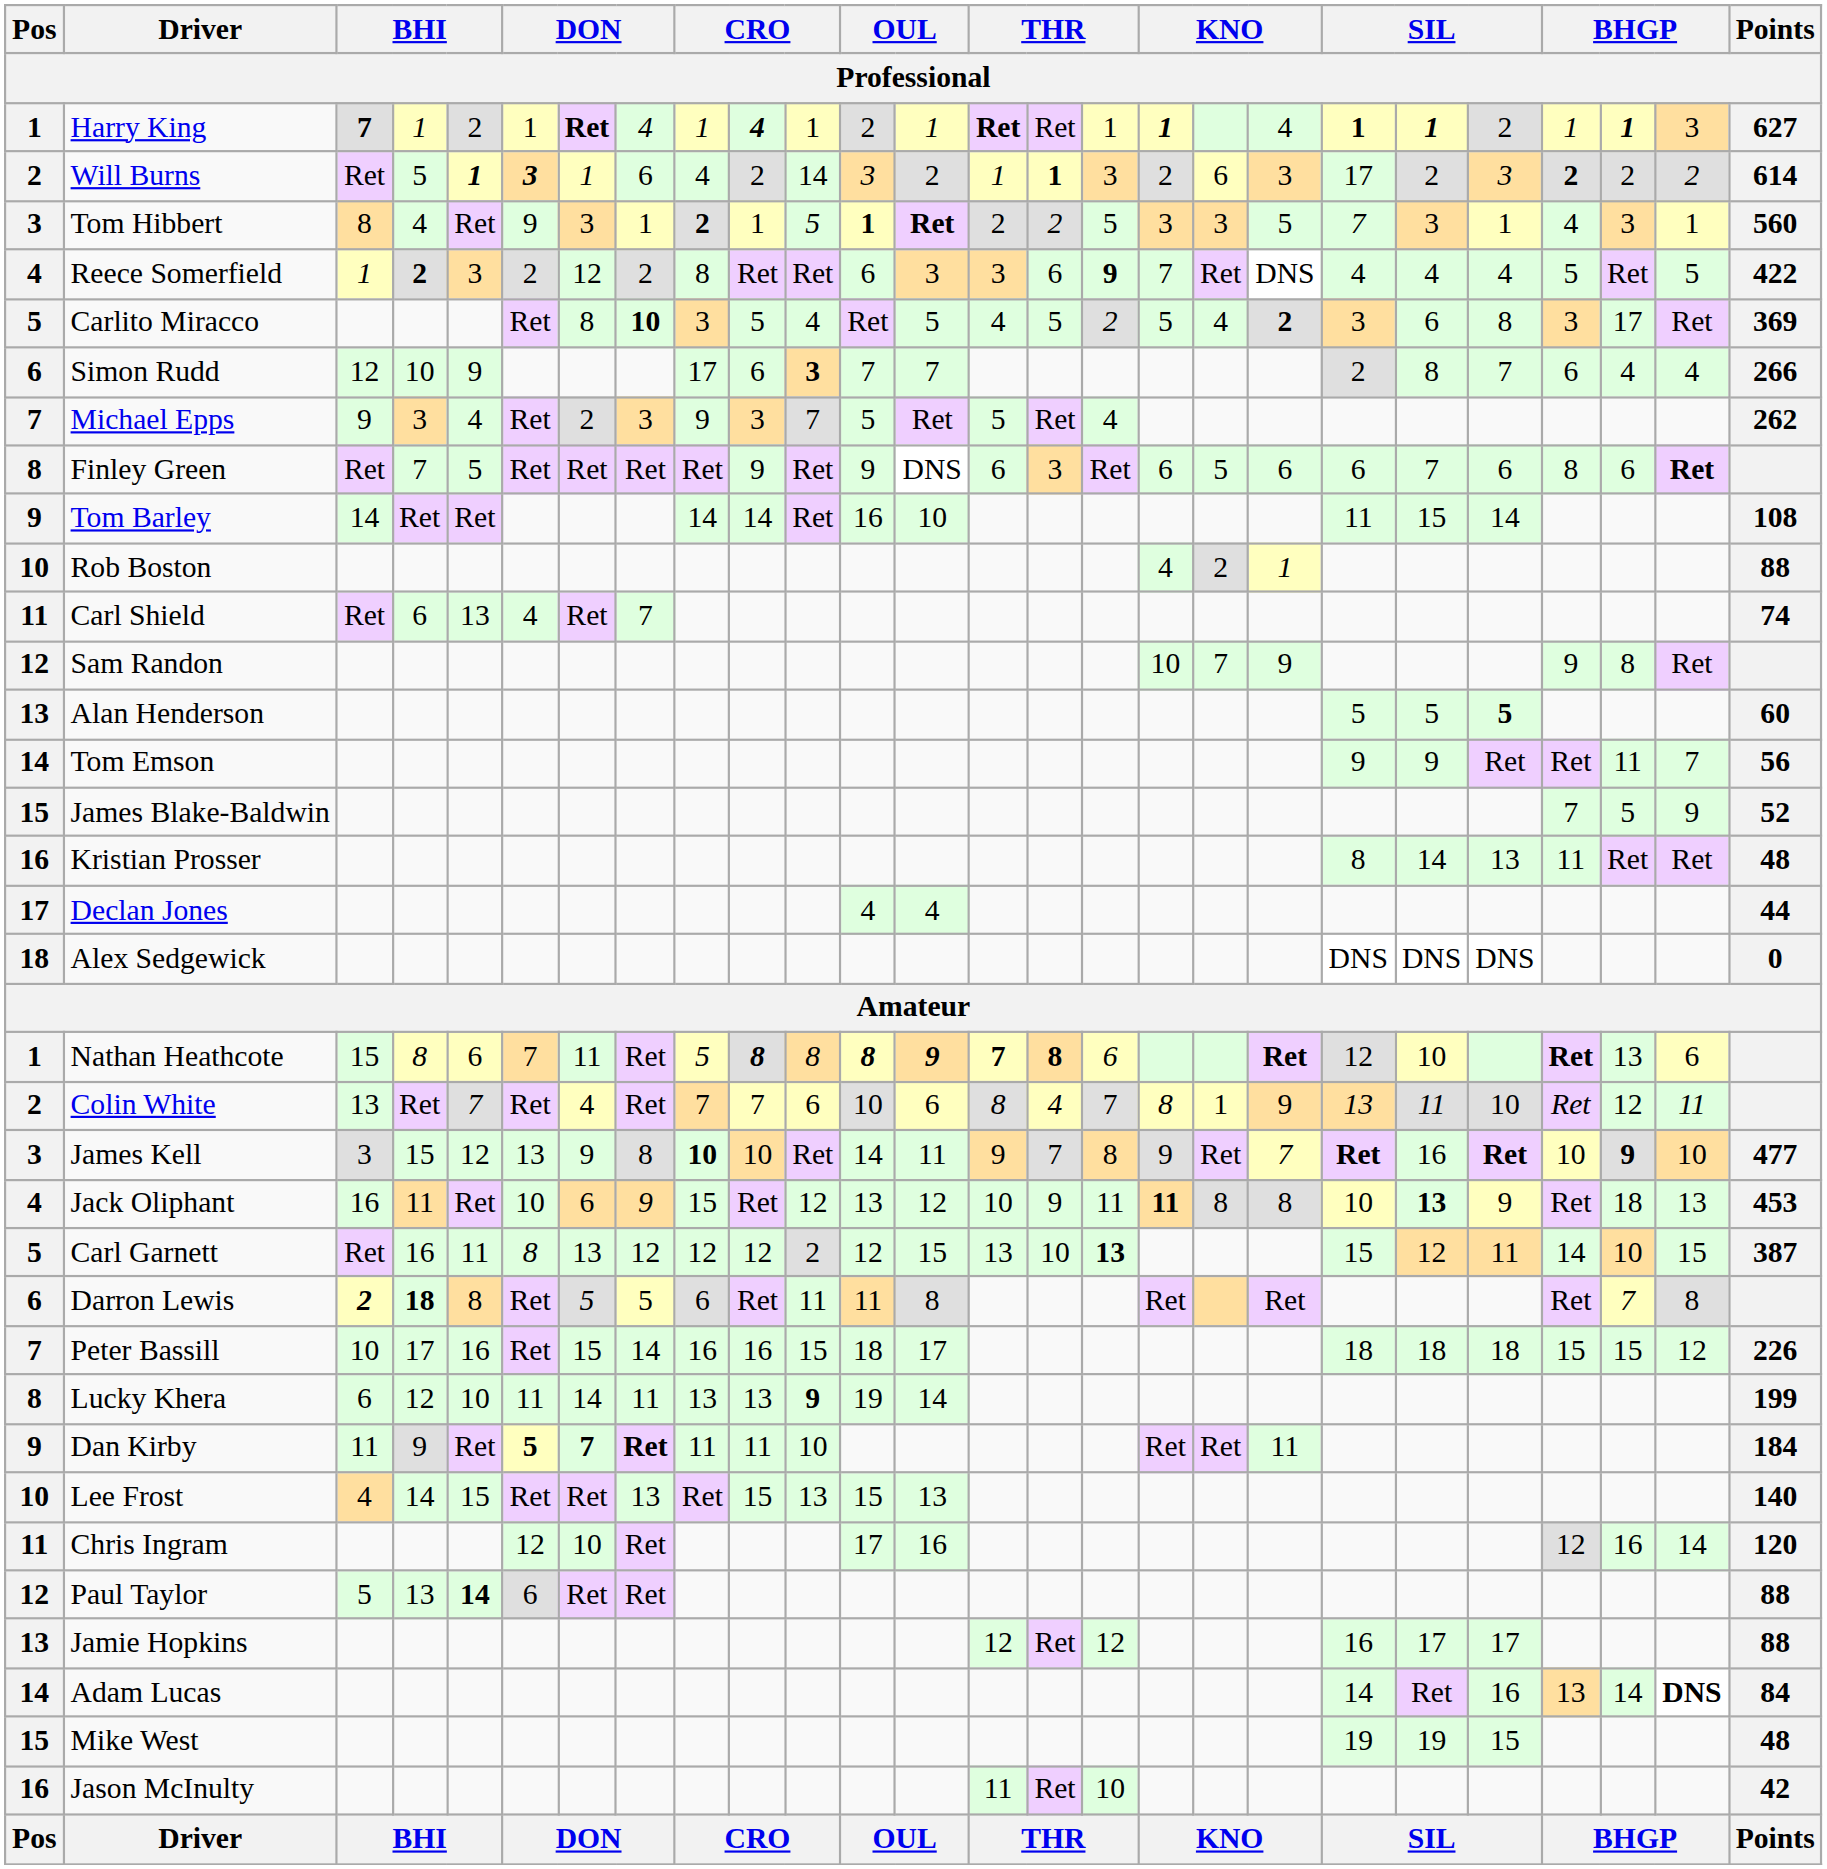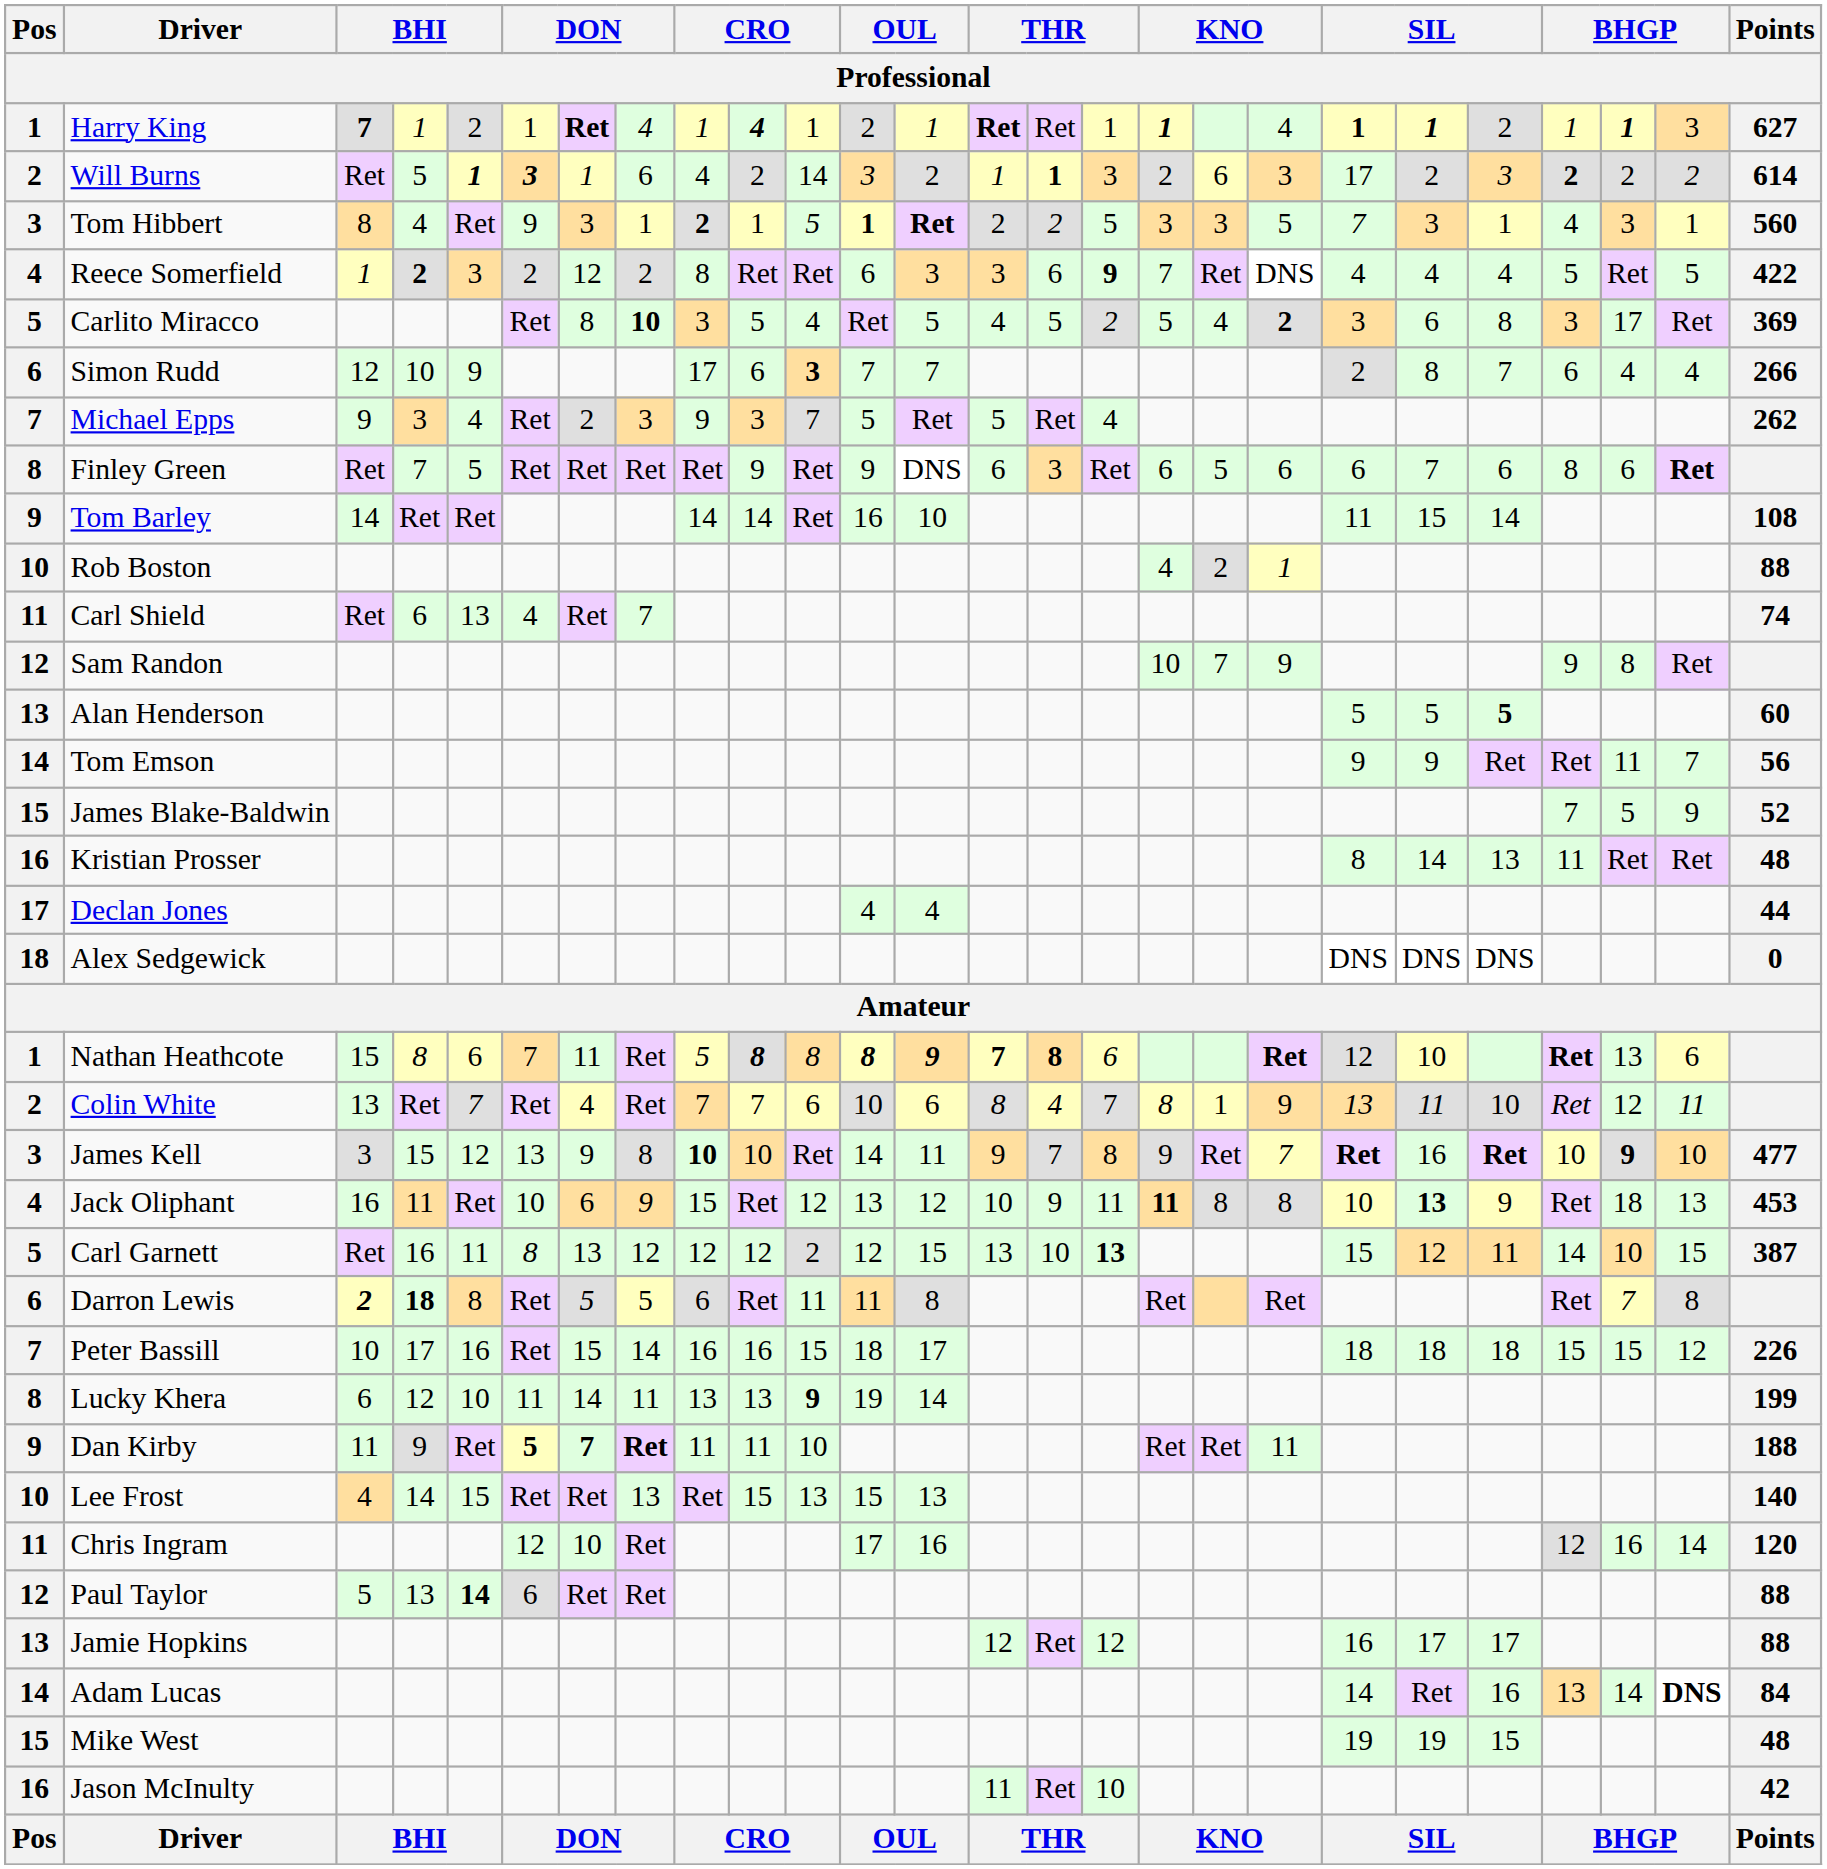(1775, 1447) 184 -> (1775, 1447) 188
